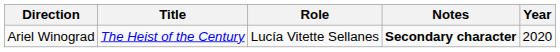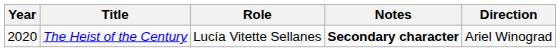columns swapped: (537, 15) <-> (51, 15)
